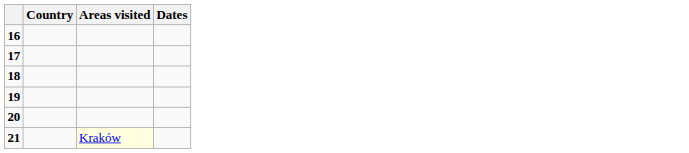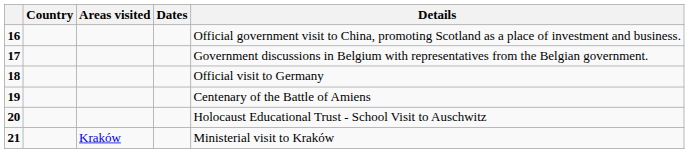+ column: (437, 14)
(100, 138) lightyellow background -> (100, 138) no background
